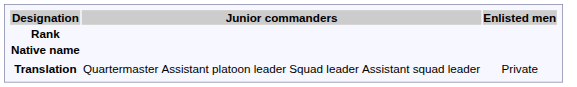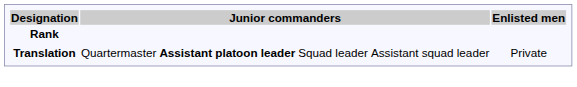- row: (45, 50)
(224, 69) normal -> (227, 53) bold
